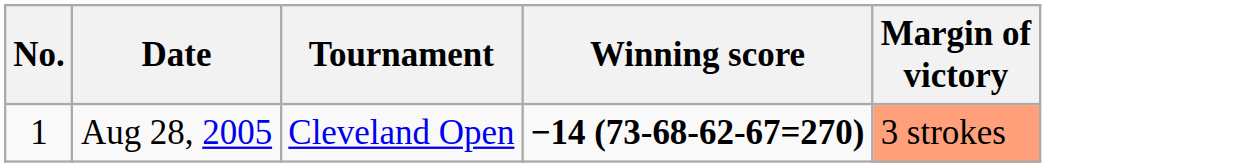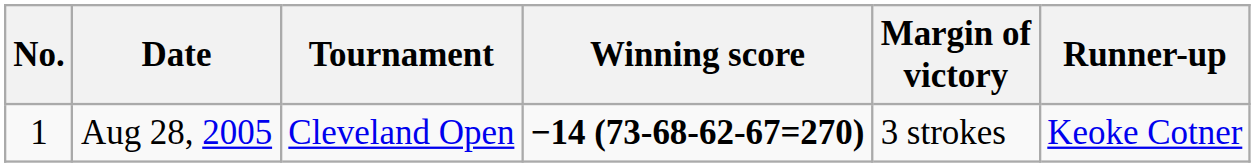+ column: (1145, 54)
(943, 132) lightsalmon background -> (943, 132) no background
